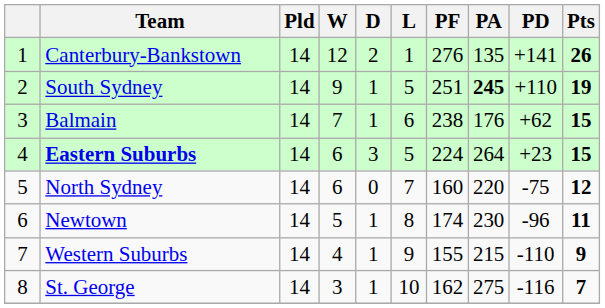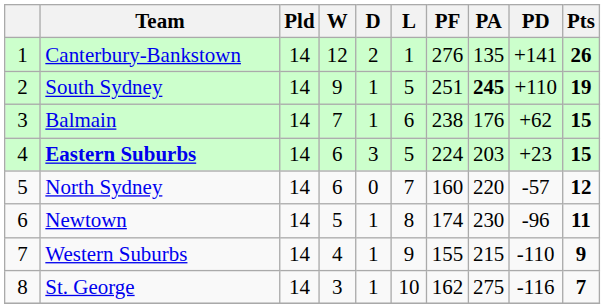(489, 154) 264 -> (489, 154) 203
(536, 187) -75 -> (536, 187) -57
